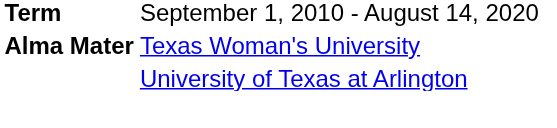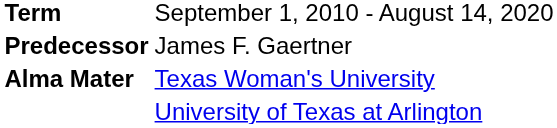+ row: (77, 45)
